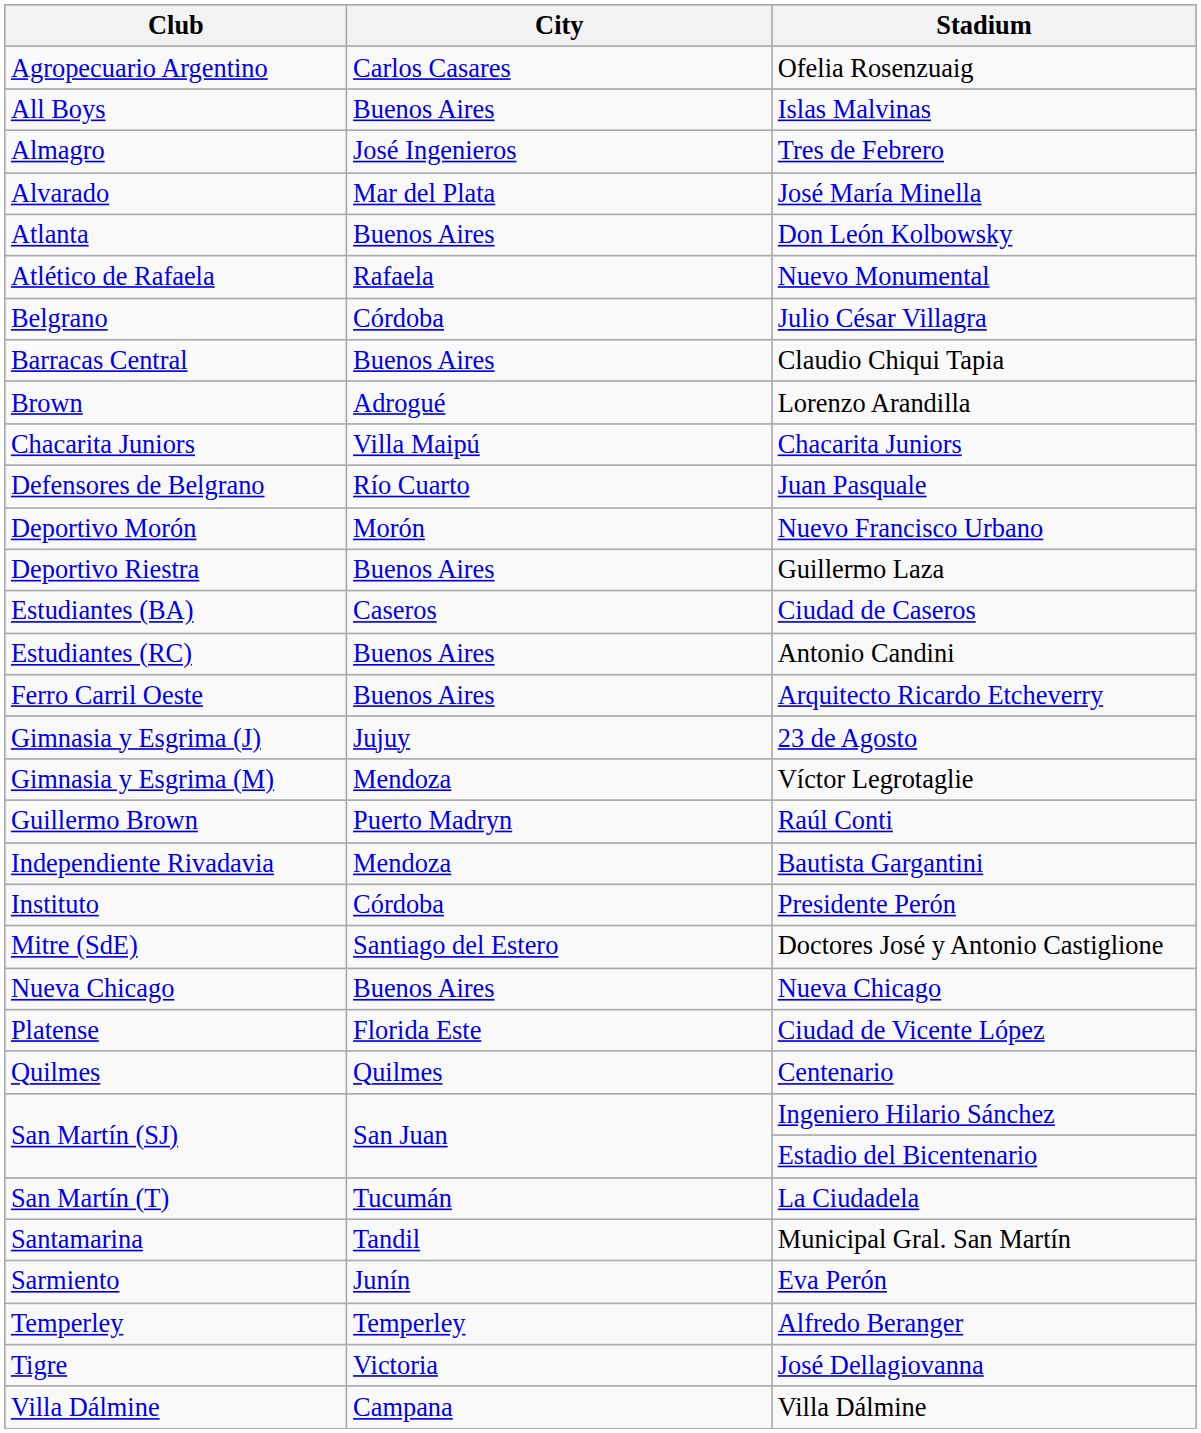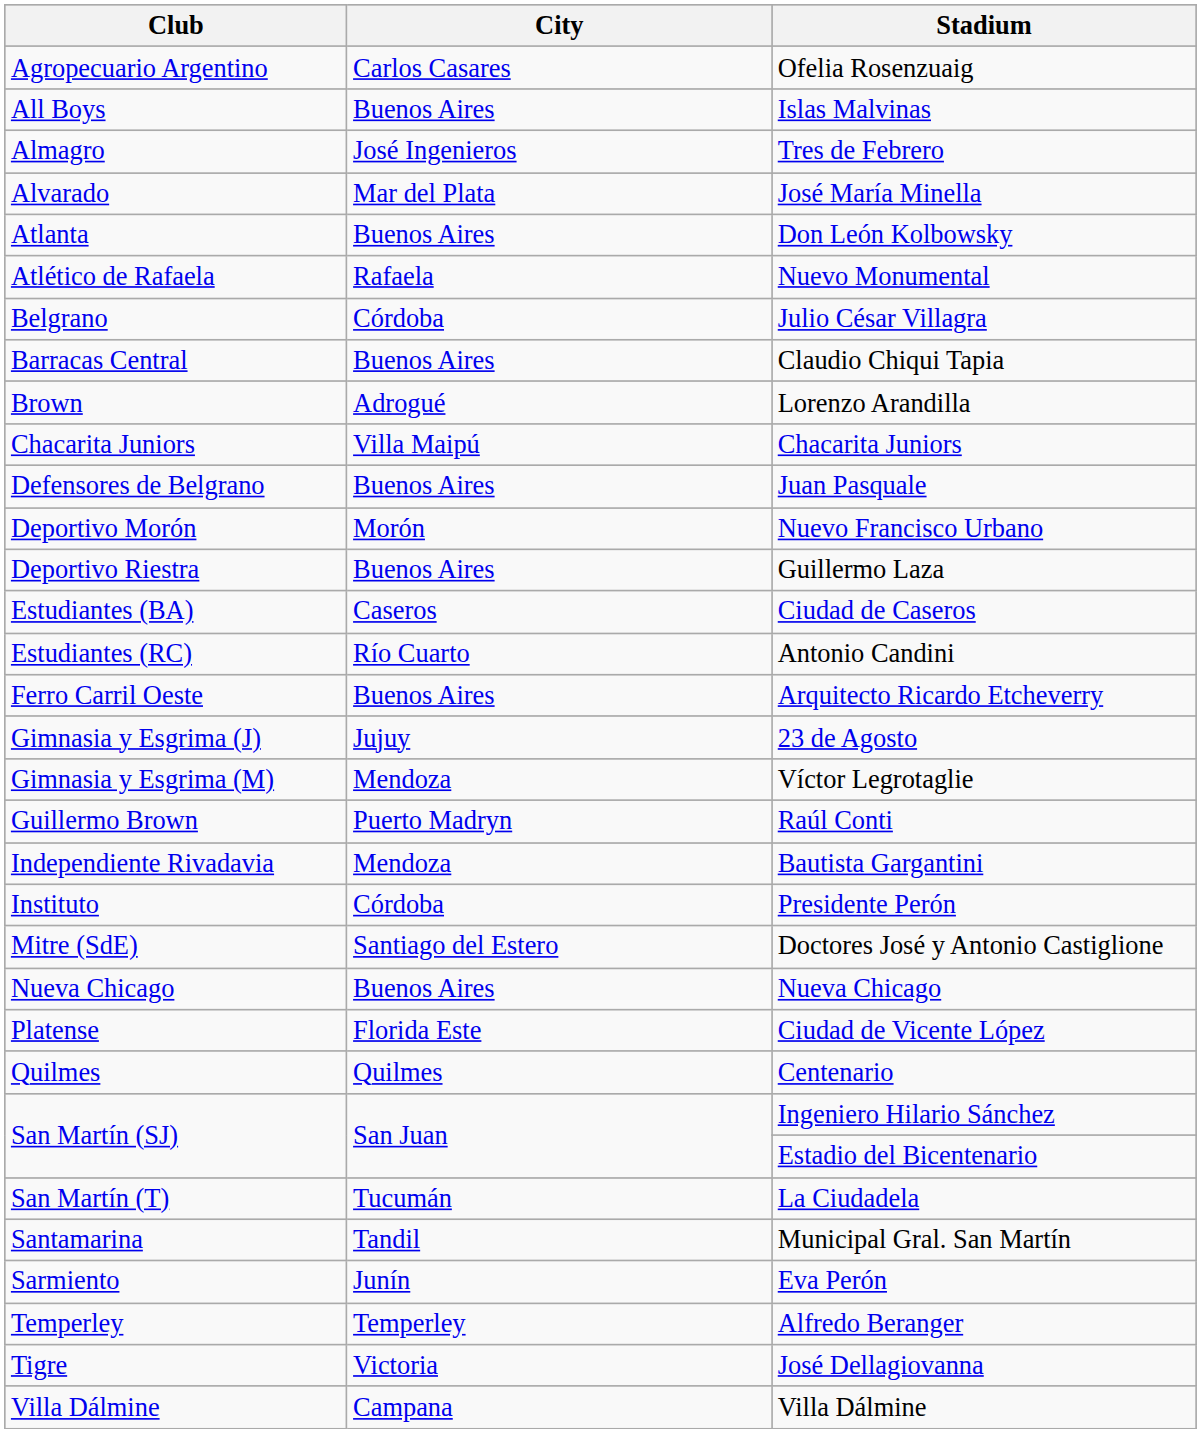(411, 485) Río Cuarto -> (424, 485) Buenos Aires
(424, 653) Buenos Aires -> (411, 653) Río Cuarto
